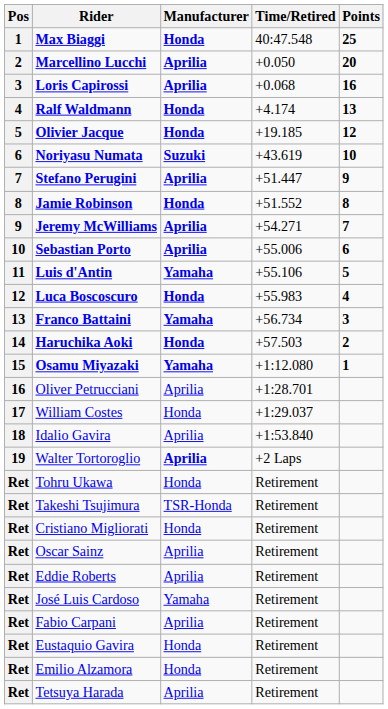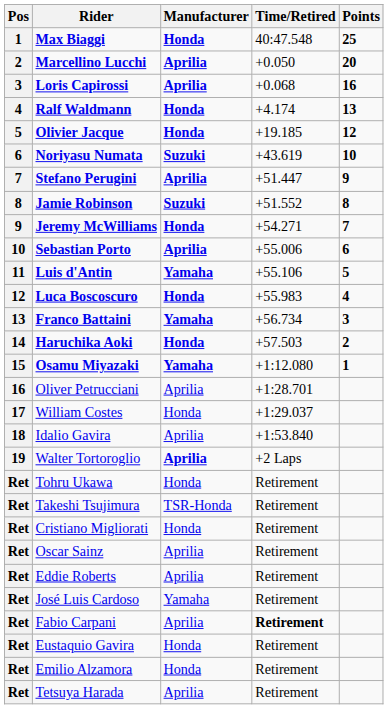(184, 202) Honda -> (184, 202) Suzuki
(185, 226) Aprilia -> (184, 226) Honda
(287, 622) normal -> (289, 622) bold
